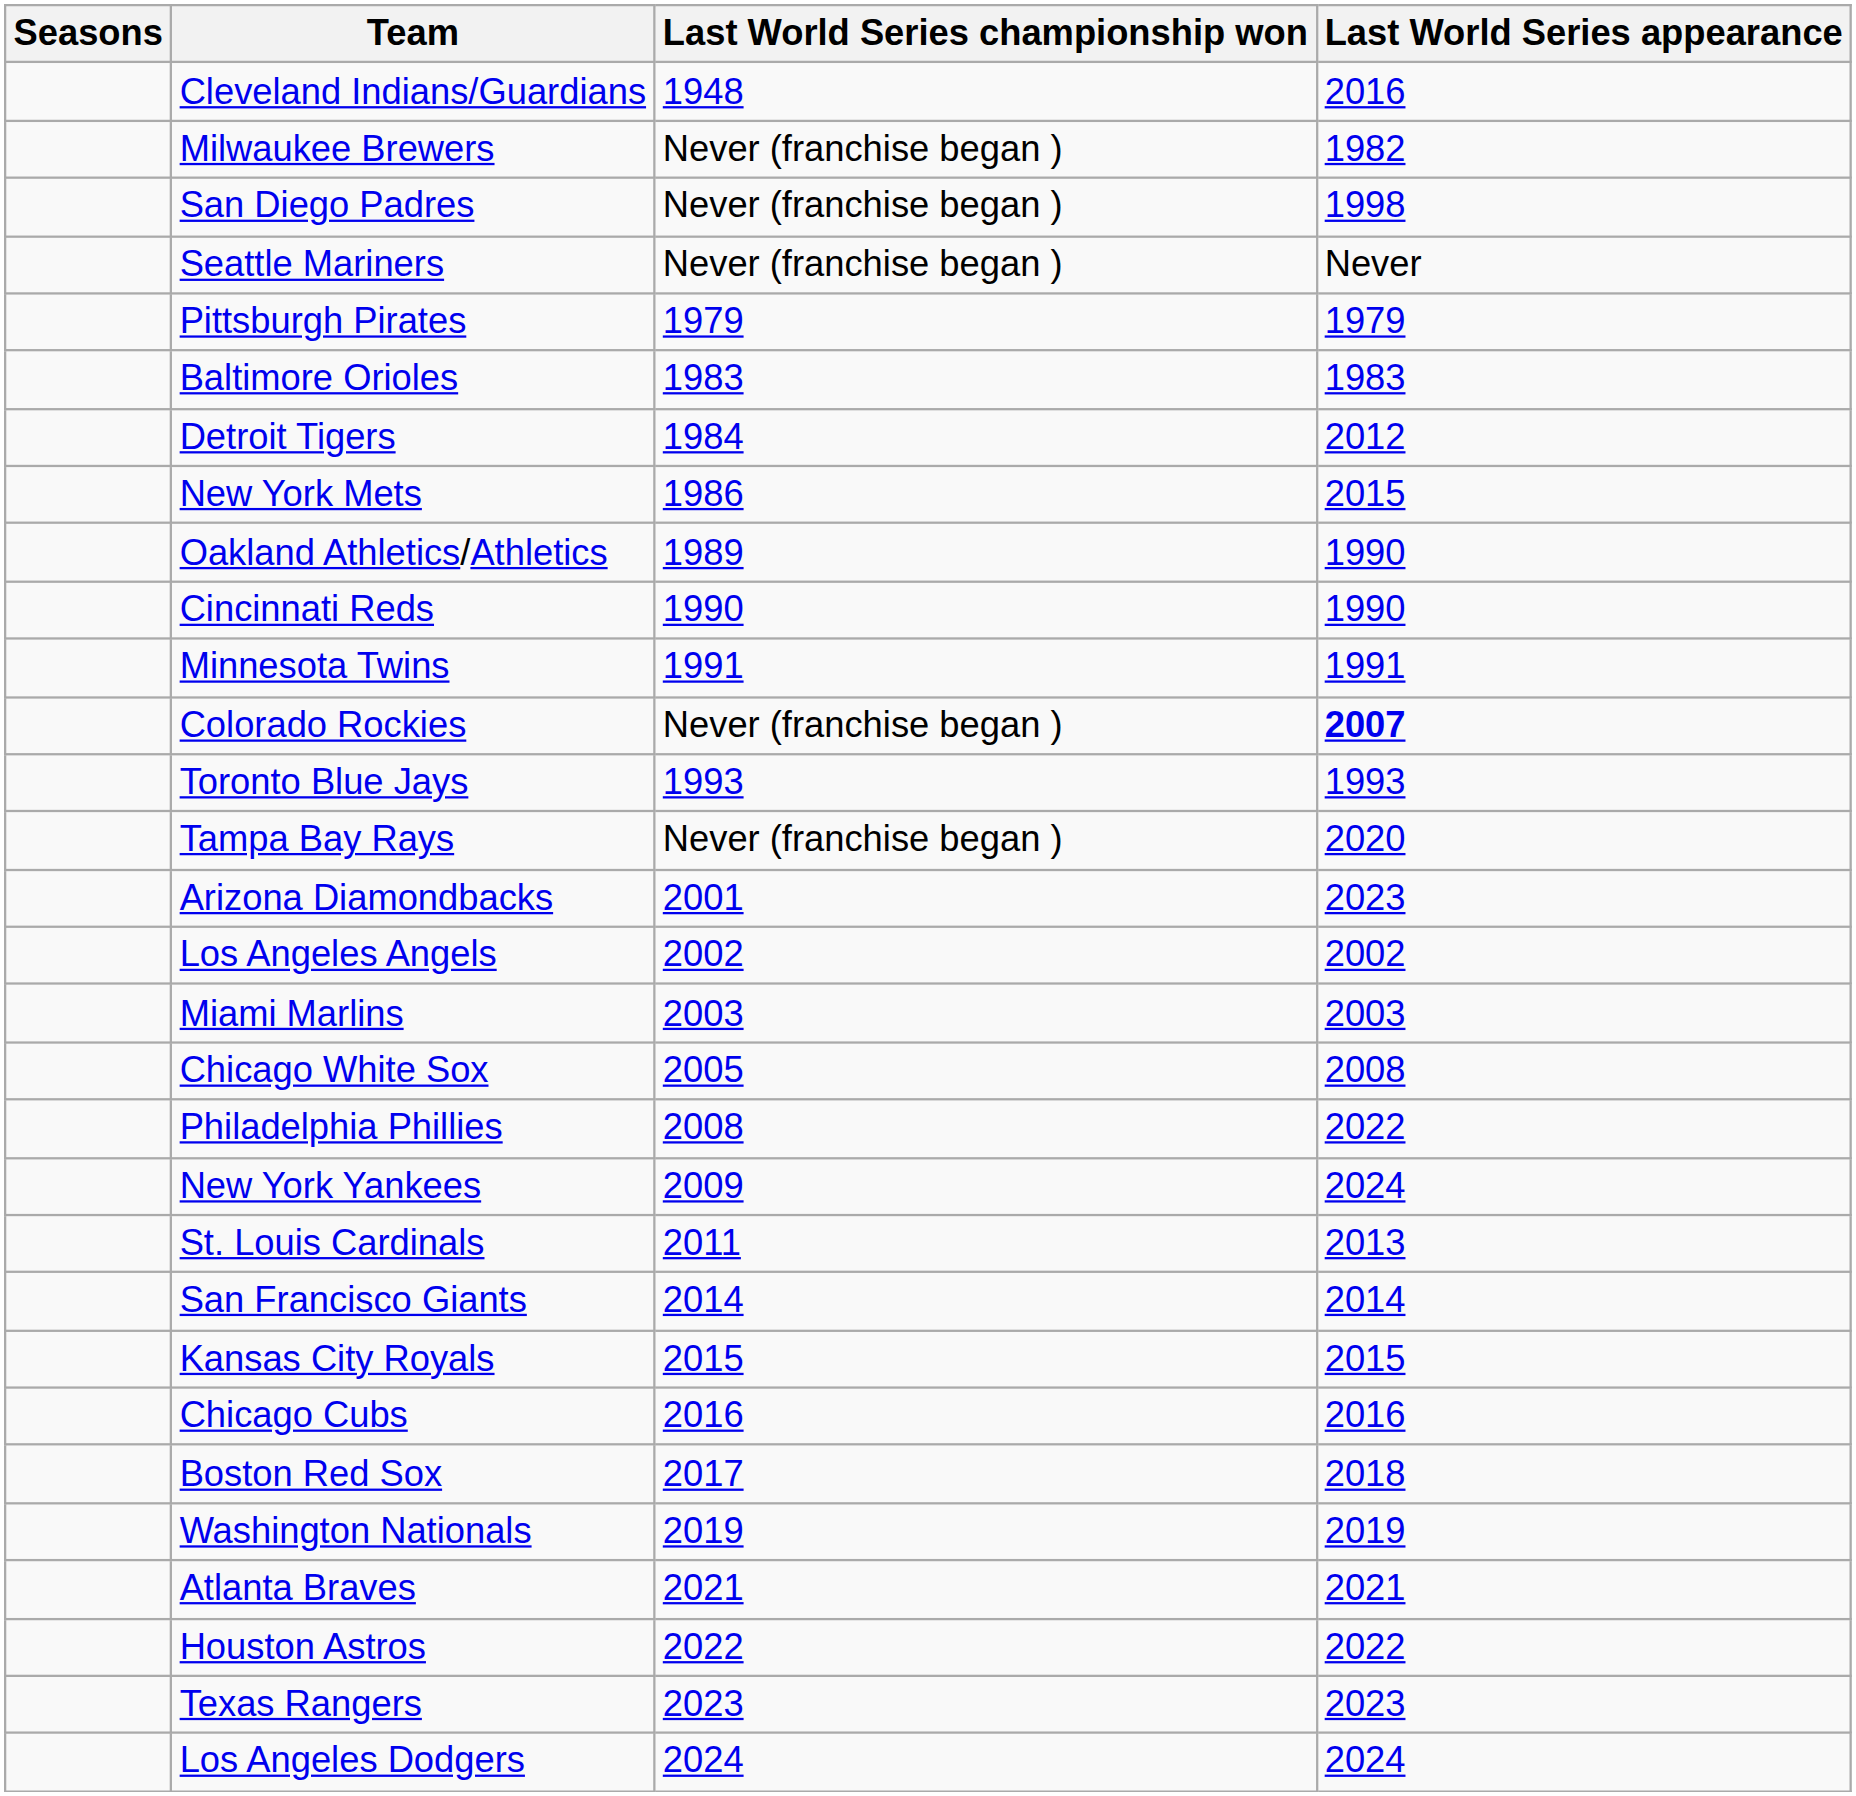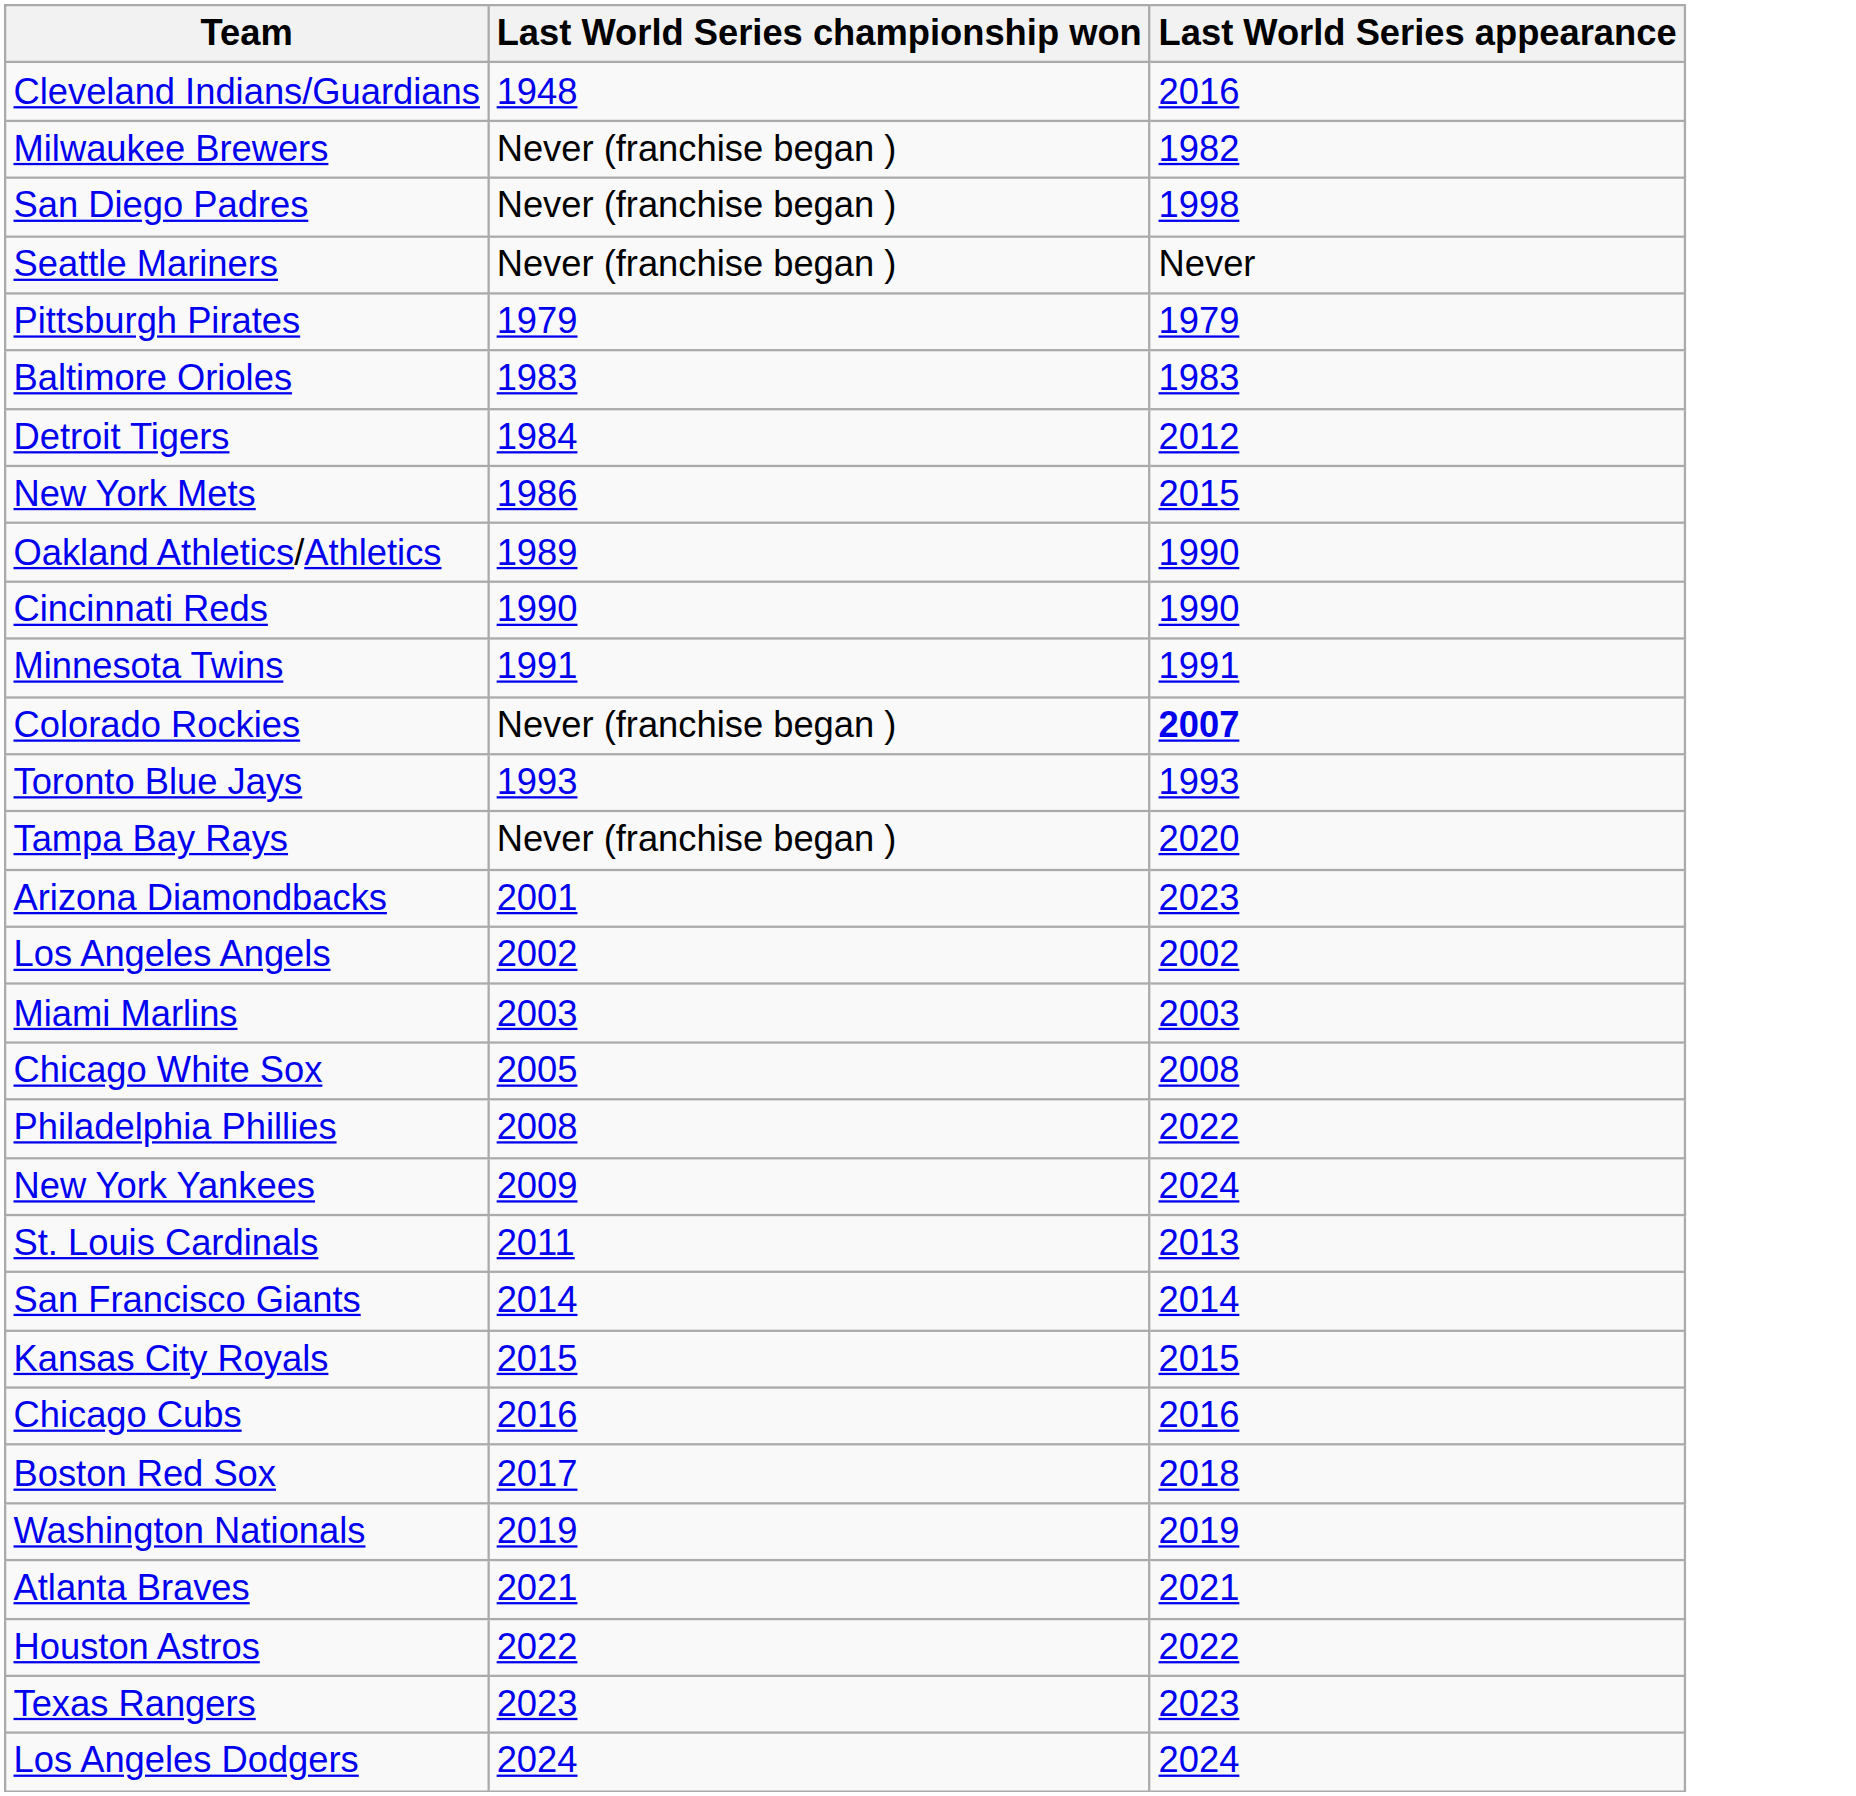- column: (88, 33)
